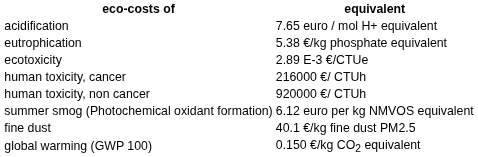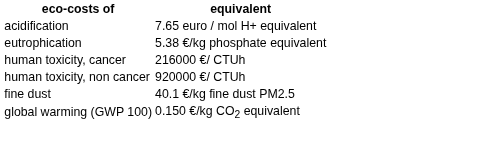- row: (33, 60)
- row: (139, 110)
